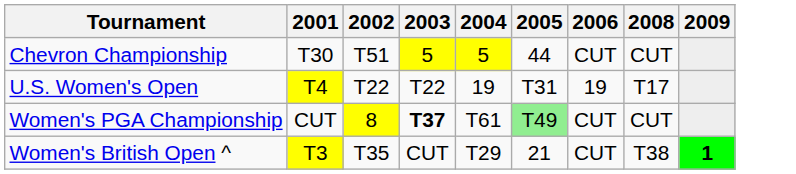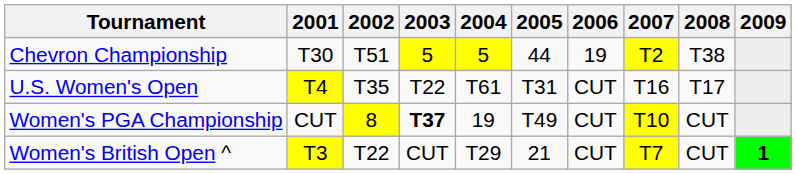+ column: (651, 21)
(595, 54) CUT -> (595, 54) 19
(651, 54) CUT -> (707, 54) T38
(371, 87) T22 -> (371, 87) T35
(483, 87) 19 -> (483, 87) T61
(595, 87) 19 -> (595, 87) CUT
(483, 120) T61 -> (483, 120) 19
(539, 120) lightgreen background -> (539, 120) no background
(371, 153) T35 -> (371, 153) T22
(651, 153) T38 -> (707, 153) CUT
